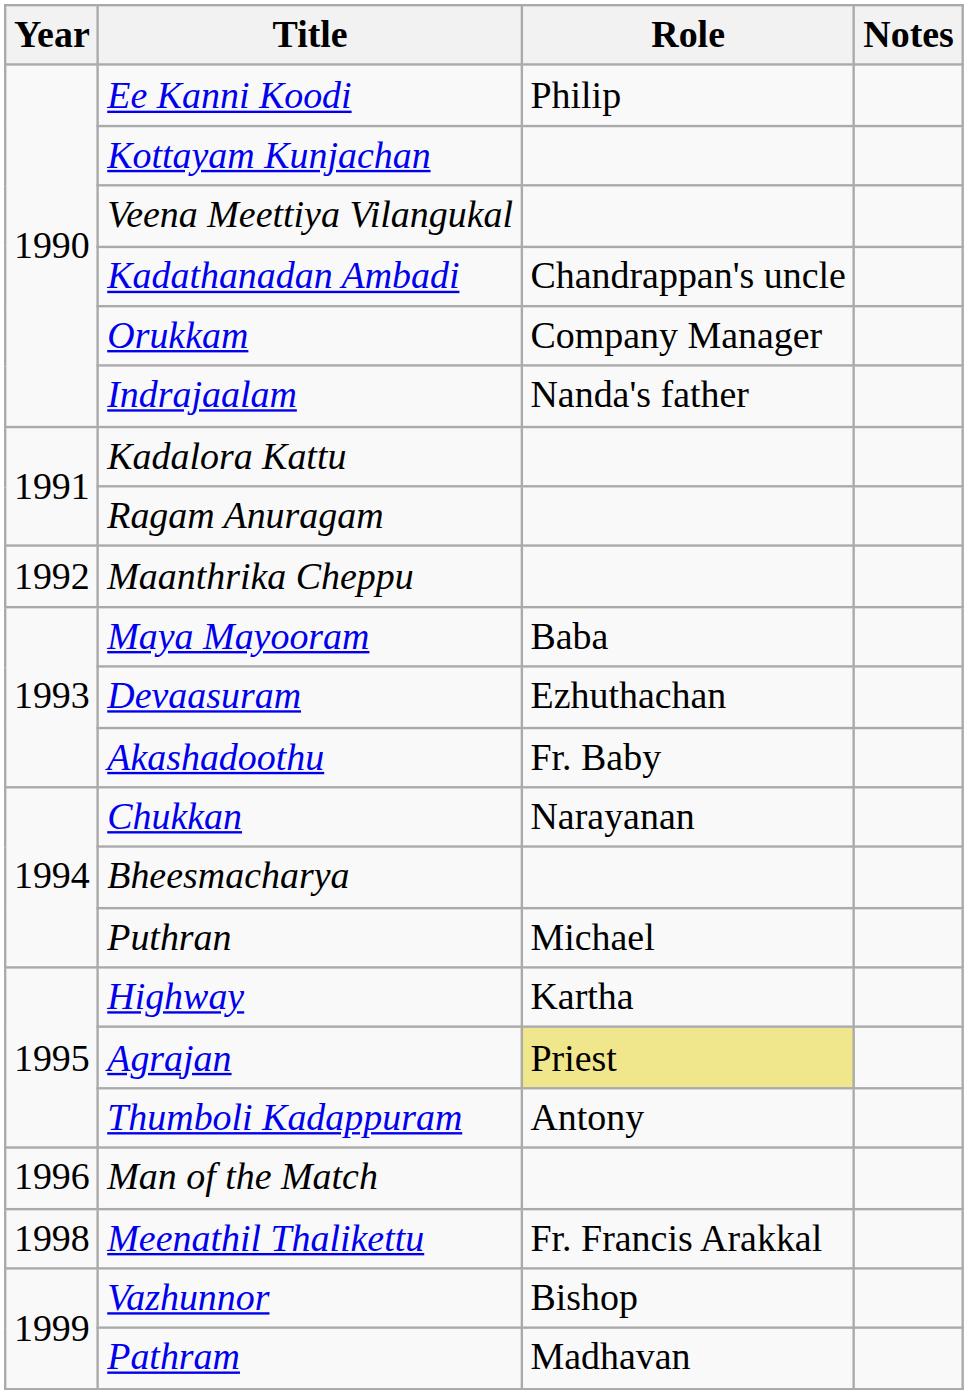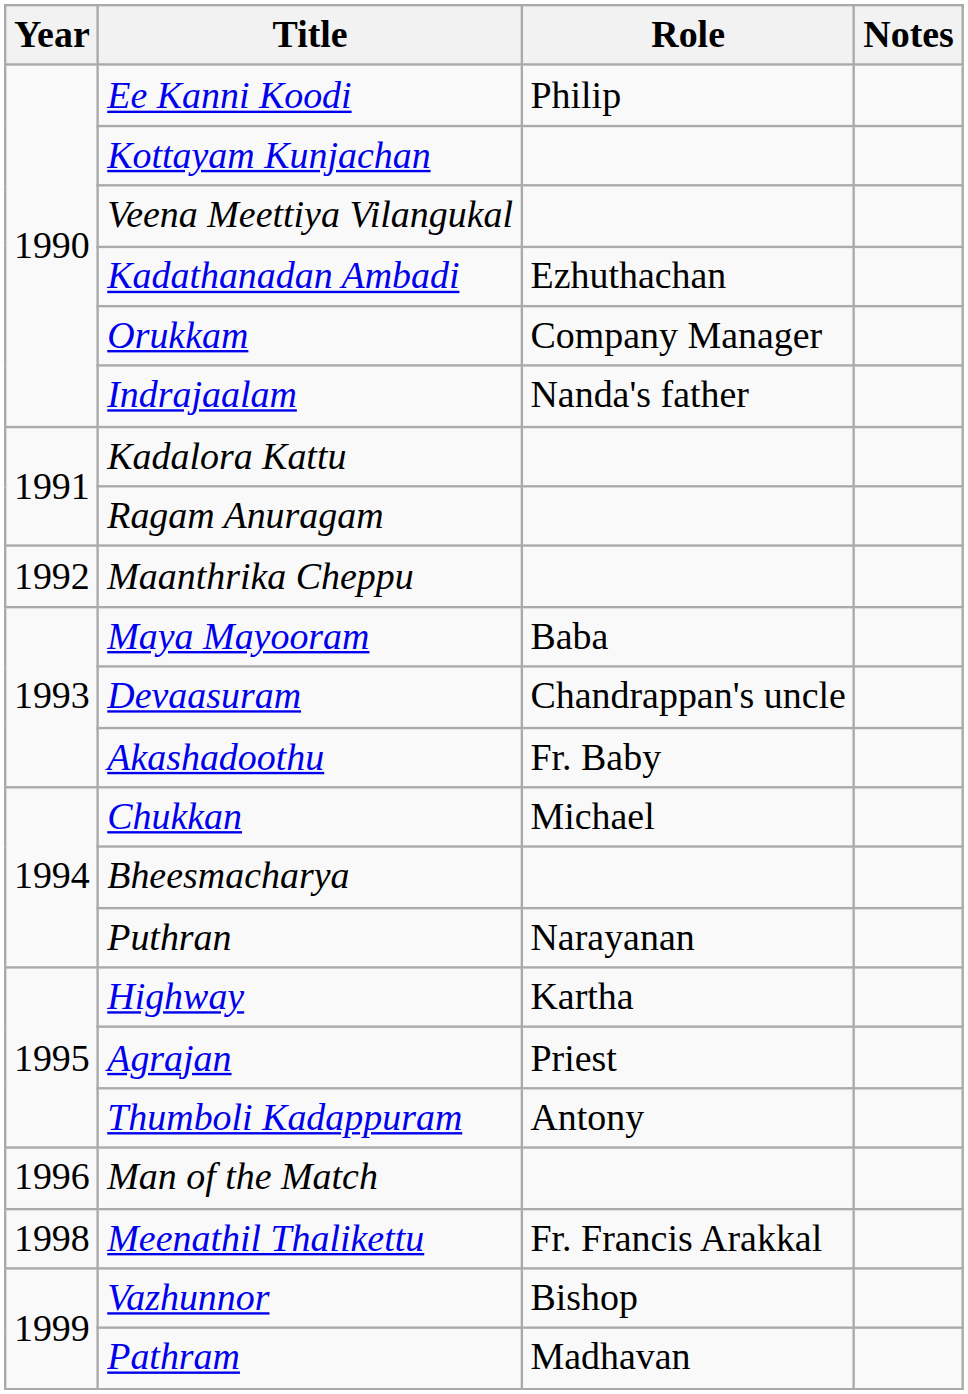(688, 275) Chandrappan's uncle -> (628, 275) Ezhuthachan
(628, 696) Ezhuthachan -> (688, 696) Chandrappan's uncle
(613, 816) Narayanan -> (593, 816) Michael
(593, 936) Michael -> (613, 936) Narayanan
(574, 1056) khaki background -> (574, 1056) no background
